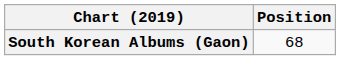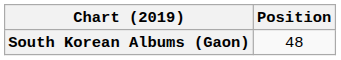(294, 42) 68 -> (294, 42) 48
